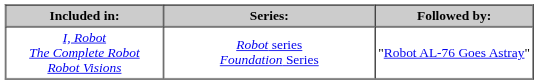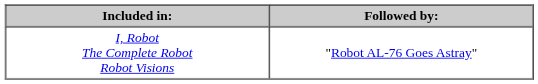- column: (269, 15)
